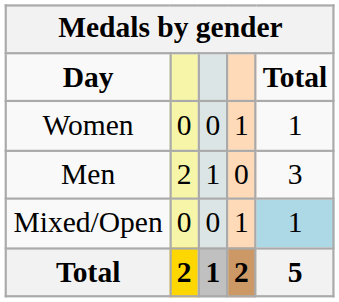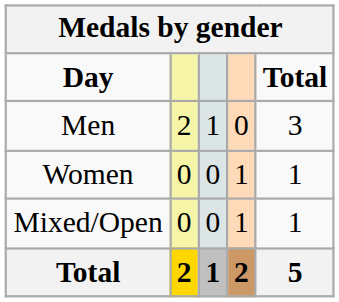rows swapped: (88, 125) <-> (88, 174)
(295, 223) lightblue background -> (295, 223) no background
